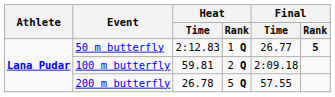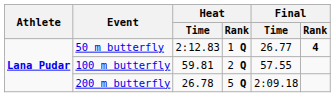(315, 47) 5 -> (315, 47) 4
(276, 65) 2:09.18 -> (276, 65) 57.55
(276, 83) 57.55 -> (276, 83) 2:09.18
